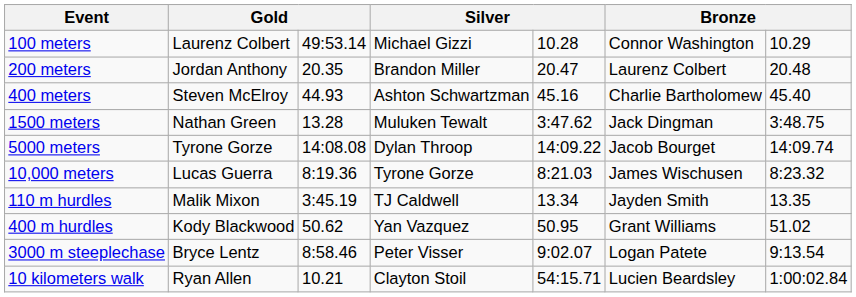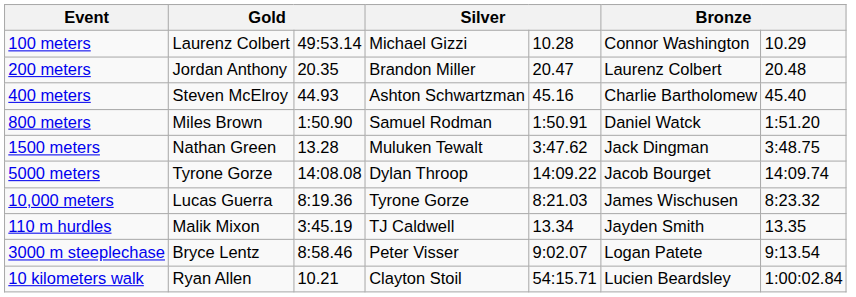+ row: (50, 122)
- row: (61, 226)
